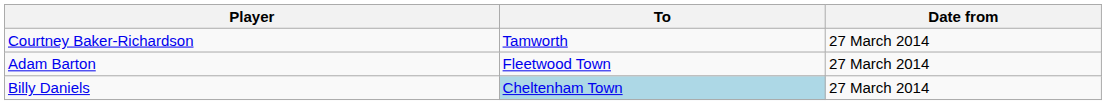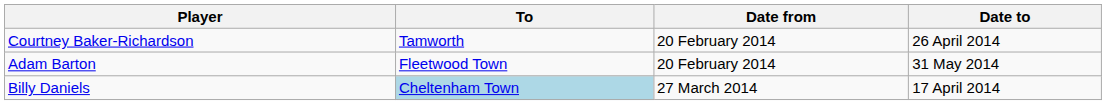+ column: (1005, 17)
(879, 40) 27 March 2014 -> (716, 40) 20 February 2014
(879, 64) 27 March 2014 -> (716, 64) 20 February 2014
